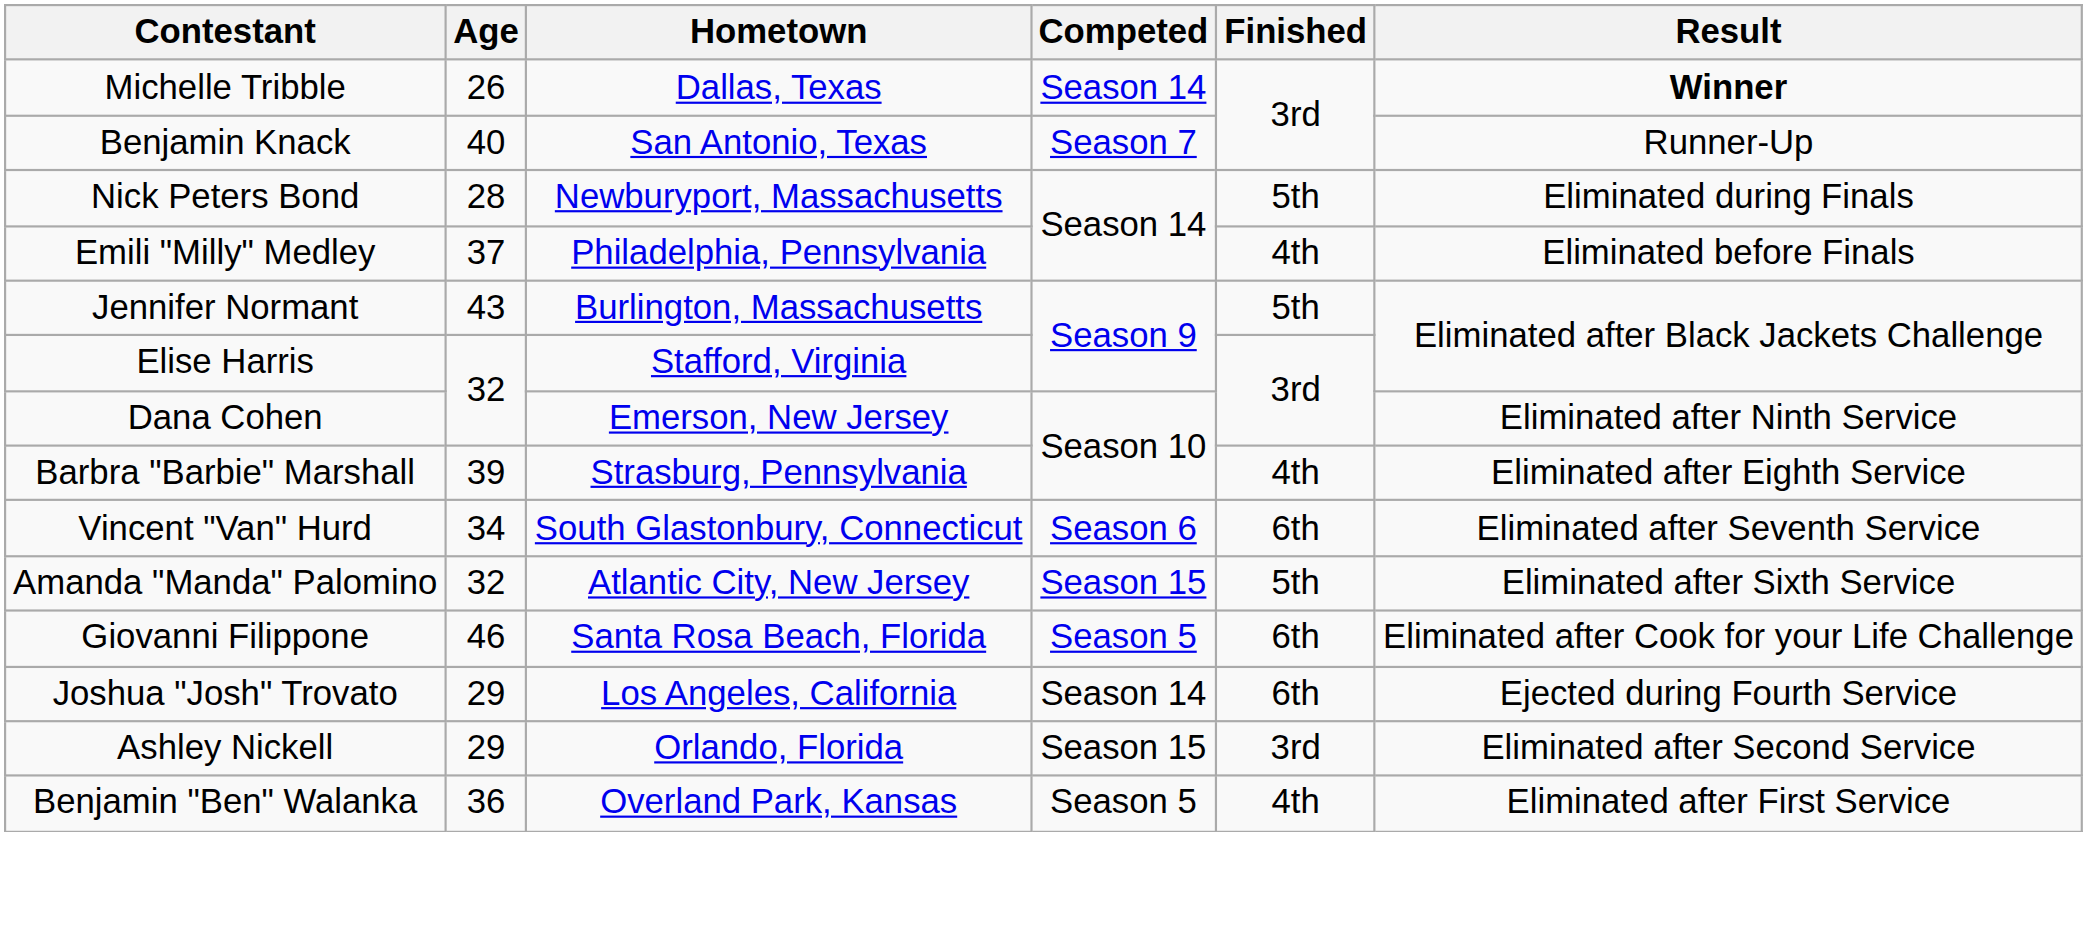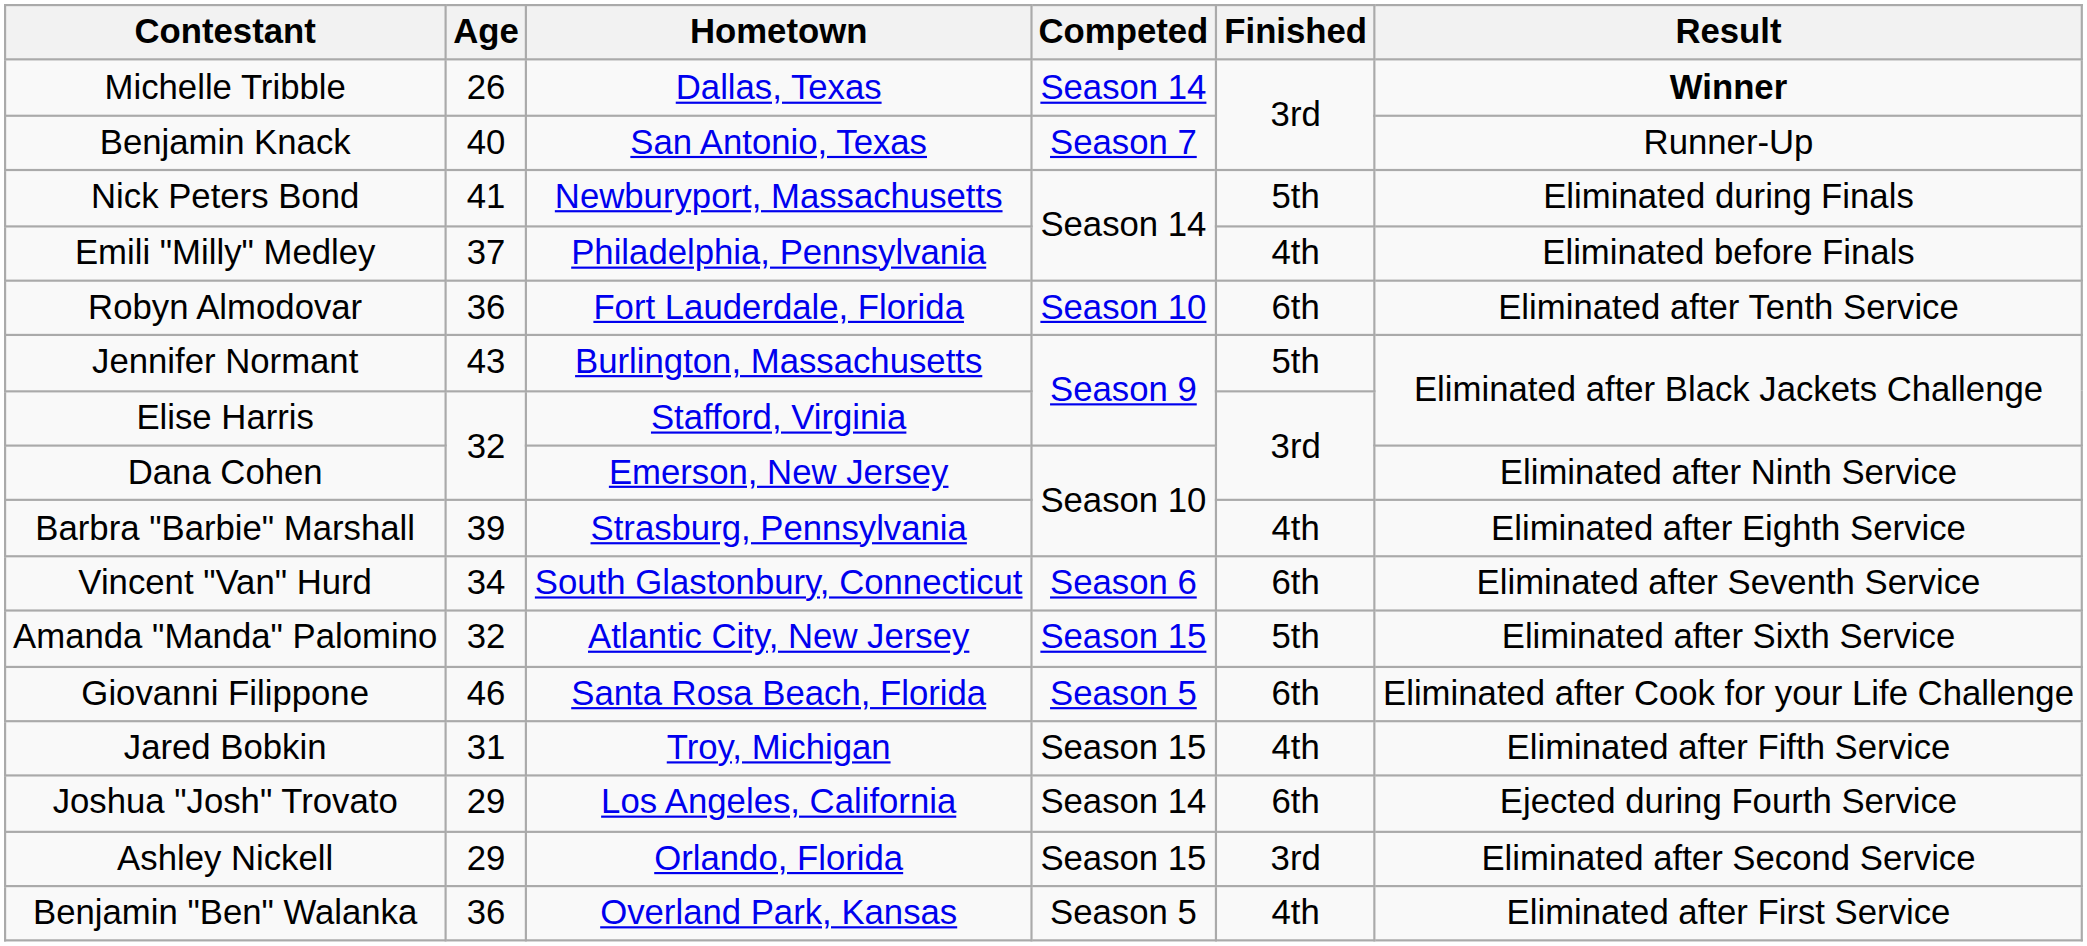(486, 197) 28 -> (486, 197) 41
+ row: (225, 307)
+ row: (225, 747)
